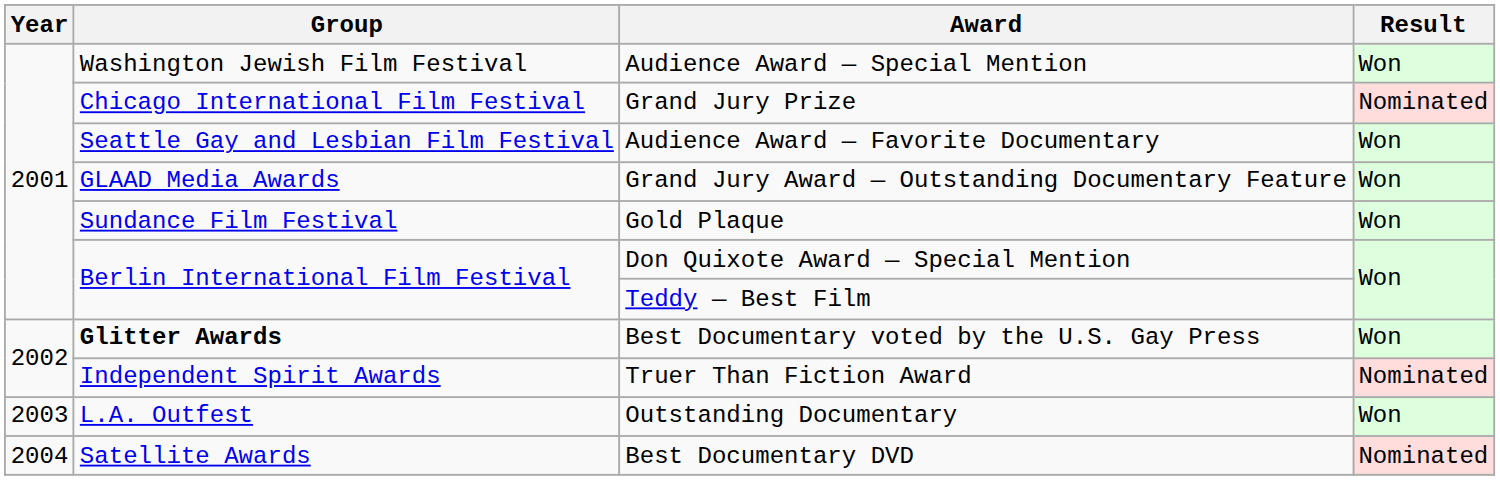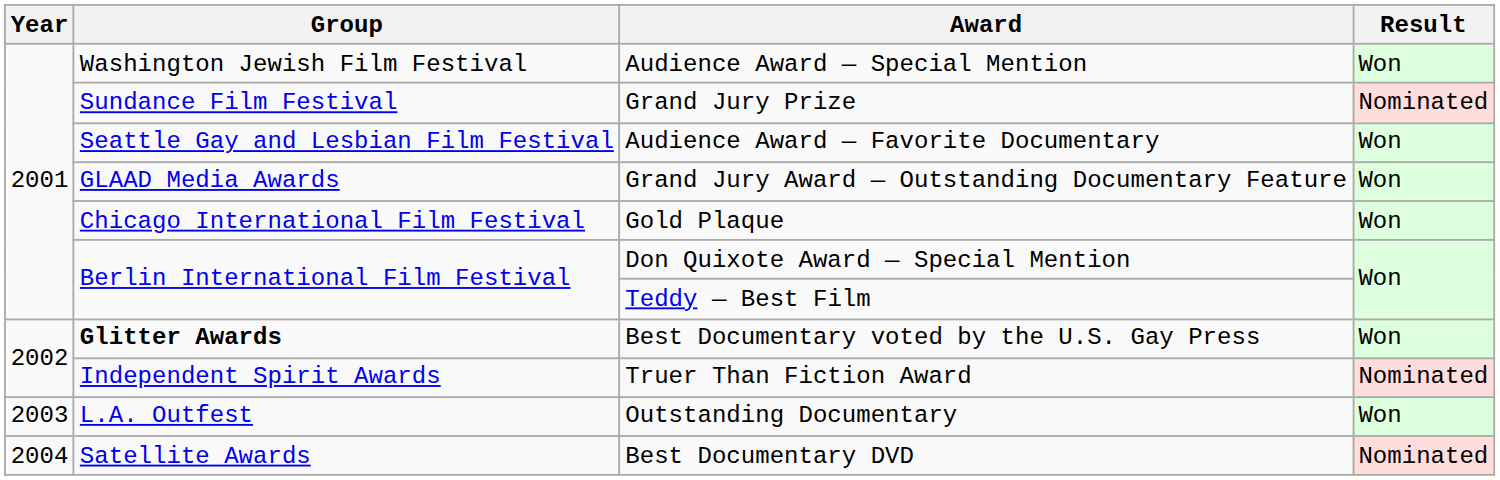(332, 103) Chicago International Film Festival -> (239, 103) Sundance Film Festival
(239, 221) Sundance Film Festival -> (332, 221) Chicago International Film Festival
